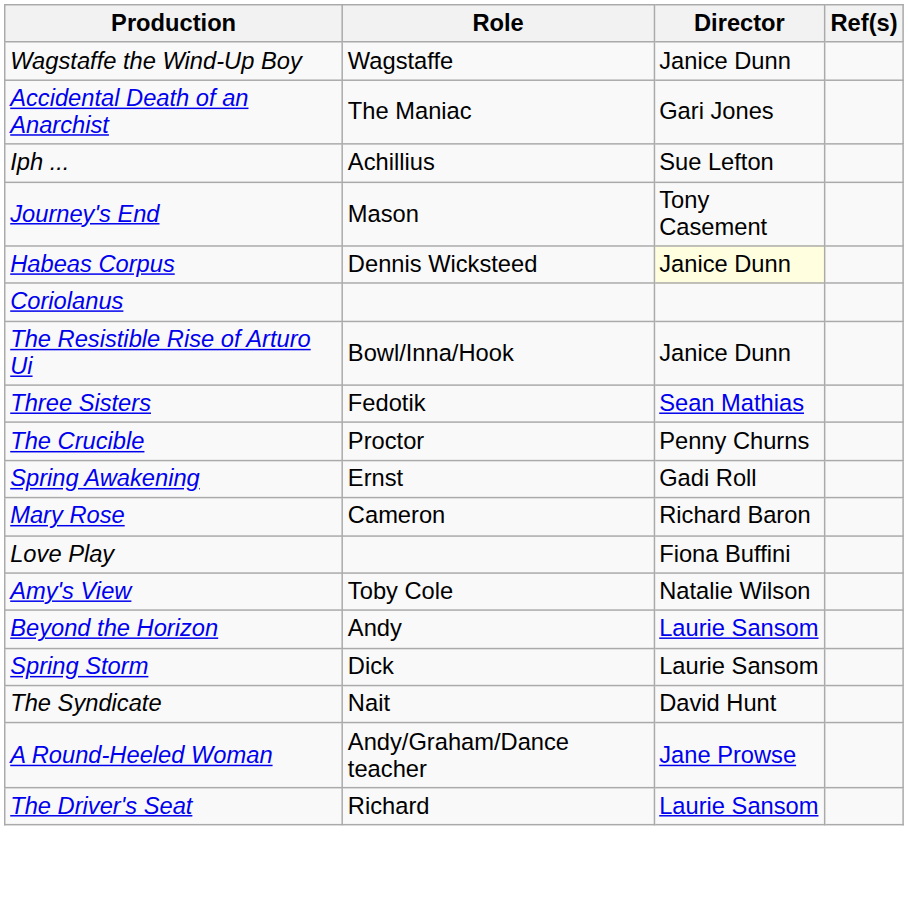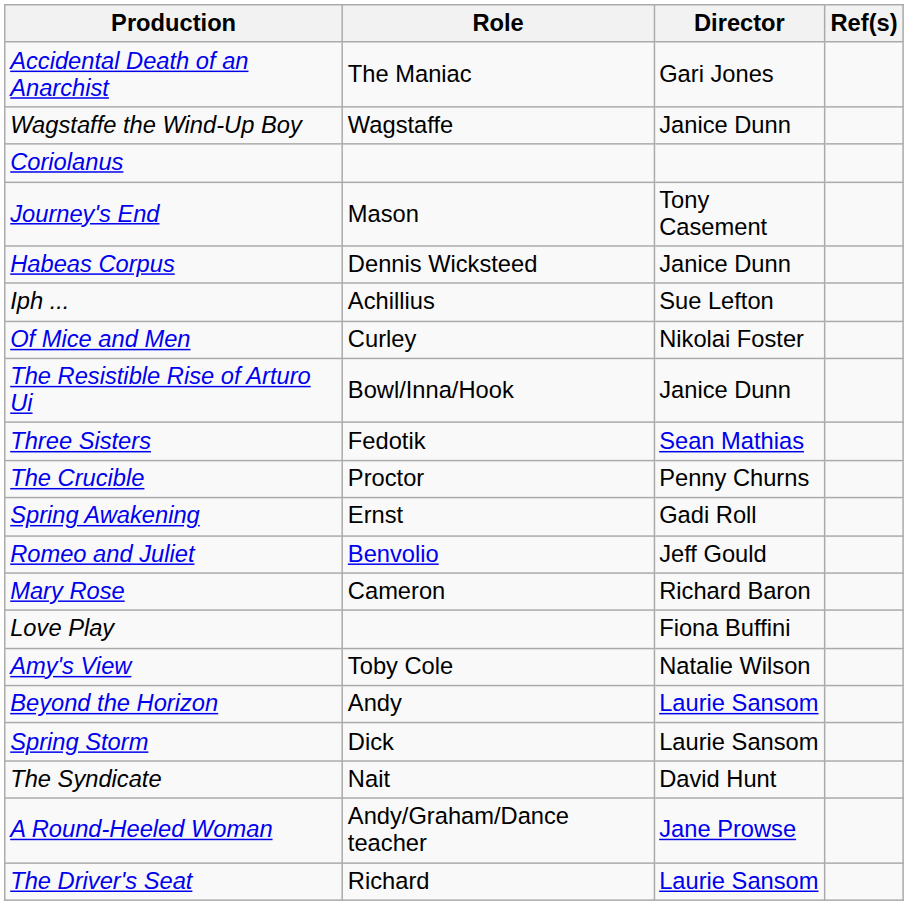rows swapped: (156, 60) <-> (129, 111)
rows swapped: (40, 162) <-> (67, 301)
(725, 264) lightyellow background -> (725, 264) no background
+ row: (100, 339)
+ row: (102, 553)
